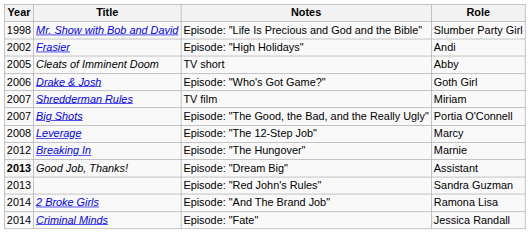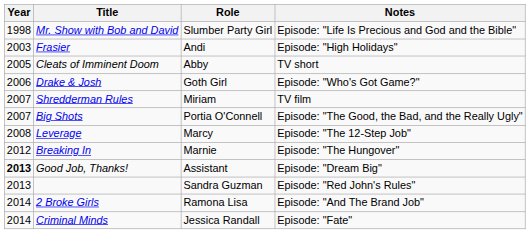columns swapped: (478, 13) <-> (306, 13)
(19, 47) 2002 -> (19, 47) 2003
